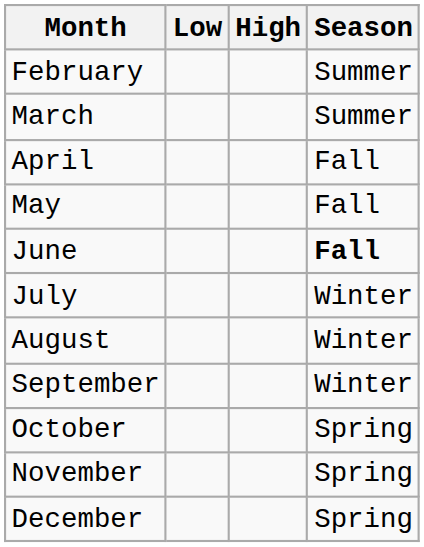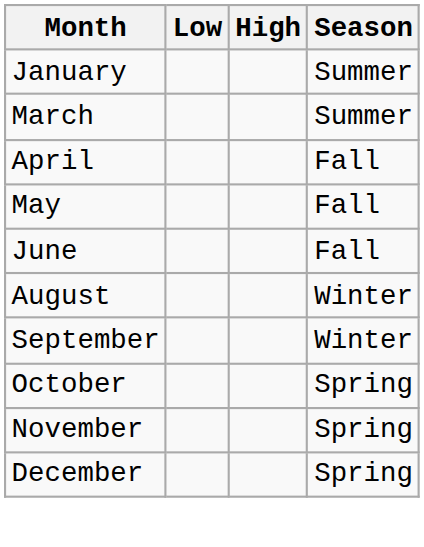+ row: (69, 72)
- row: (77, 72)
(347, 251) bold -> (347, 251) normal
- row: (45, 296)
